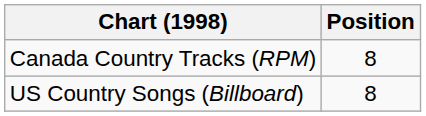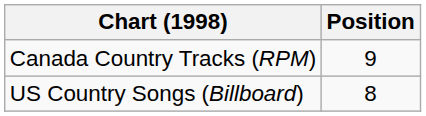(371, 57) 8 -> (371, 57) 9
